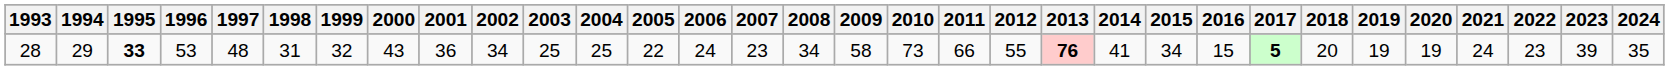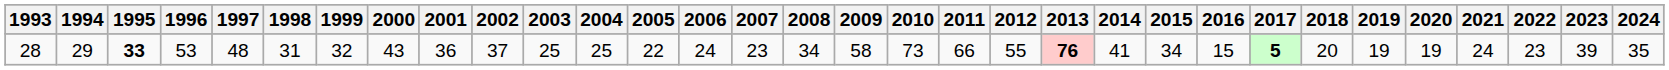(498, 50) 34 -> (498, 50) 37
